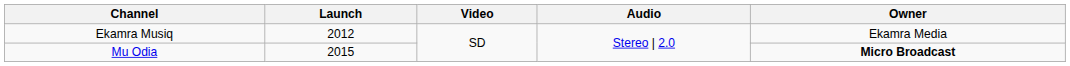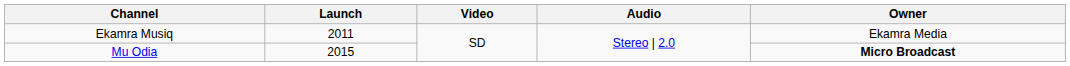(341, 33) 2012 -> (341, 33) 2011
